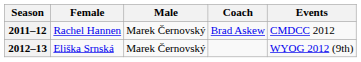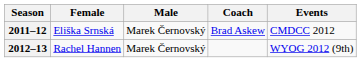(87, 30) Rachel Hannen -> (84, 30) Eliška Srnská
(84, 48) Eliška Srnská -> (87, 48) Rachel Hannen
